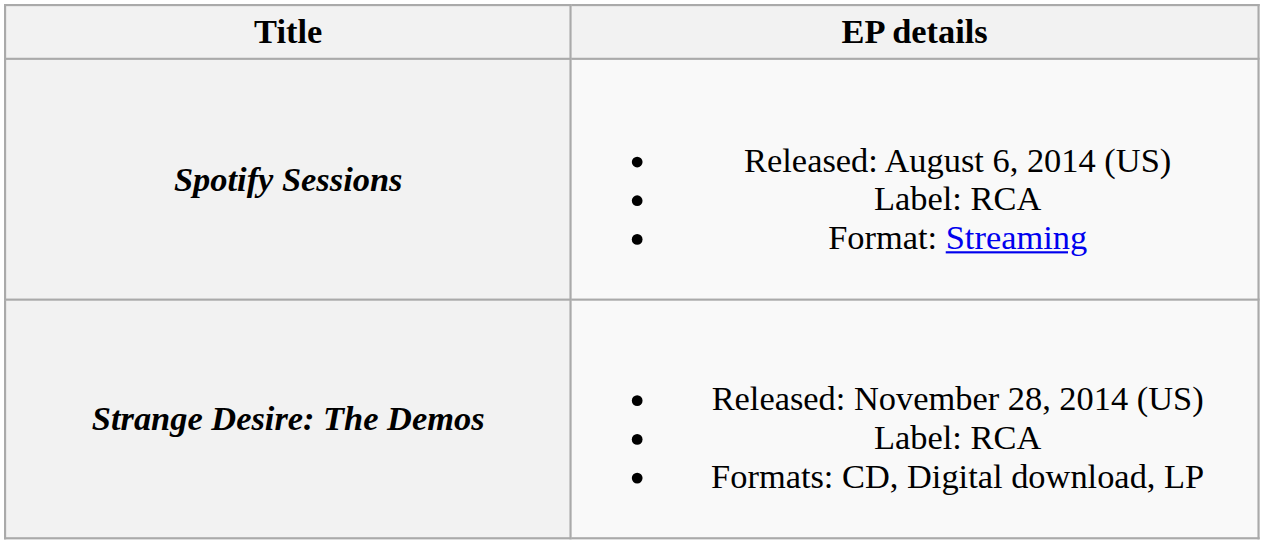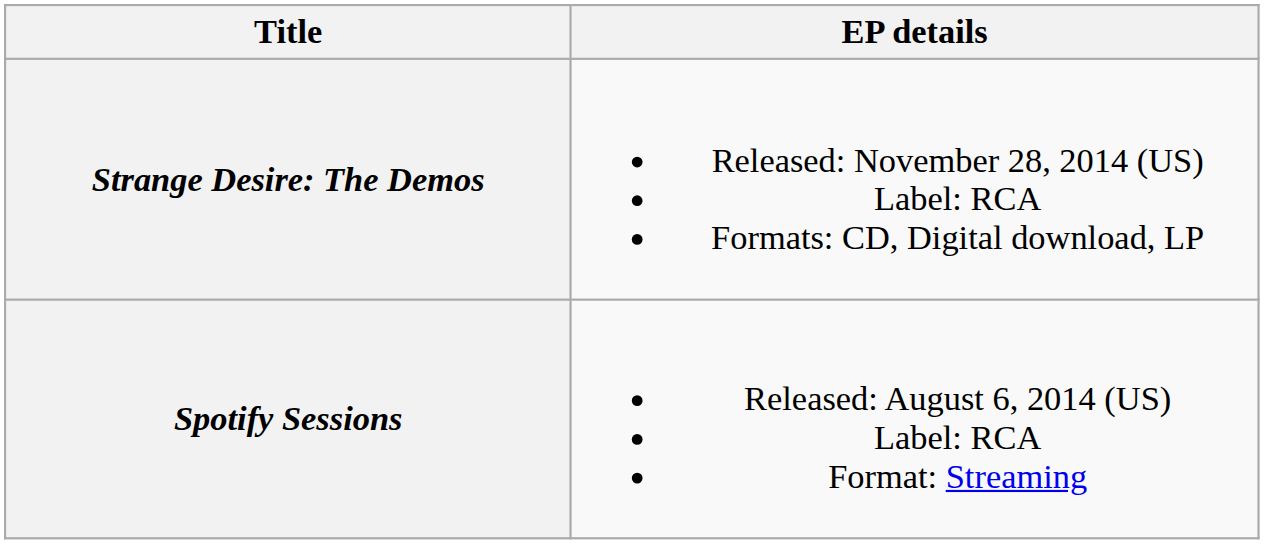rows swapped: (288, 178) <-> (288, 418)
